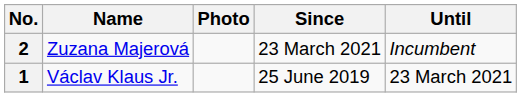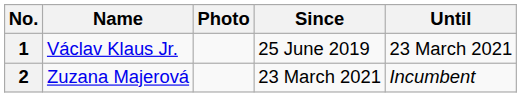rows swapped: (24, 77) <-> (24, 48)
